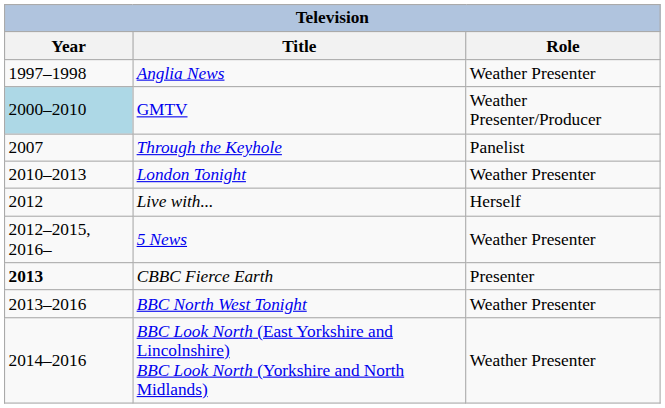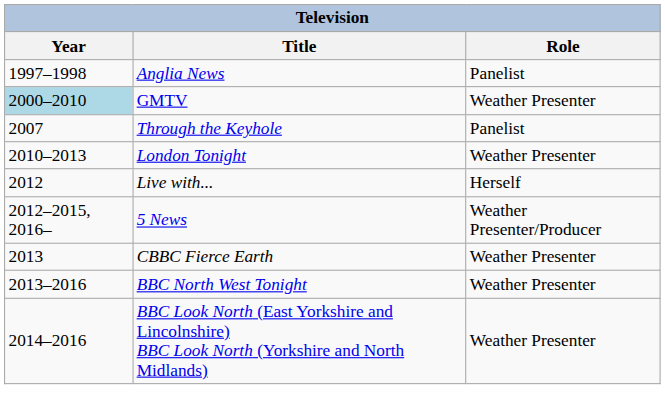(533, 73) Weather Presenter -> (497, 73) Panelist
(536, 110) Weather Presenter/Producer -> (533, 100) Weather Presenter
(533, 239) Weather Presenter -> (536, 219) Weather Presenter/Producer
(26, 276) bold -> (26, 256) normal
(502, 276) Presenter -> (533, 256) Weather Presenter
